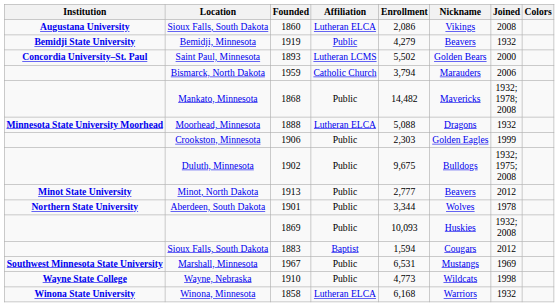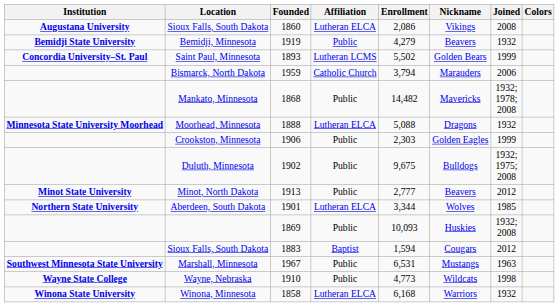(506, 57) 2000 -> (506, 57) 1999
(345, 207) Public -> (345, 207) Lutheran ELCA
(506, 207) 1978 -> (506, 207) 1985
(506, 264) 1969 -> (506, 264) 1963
